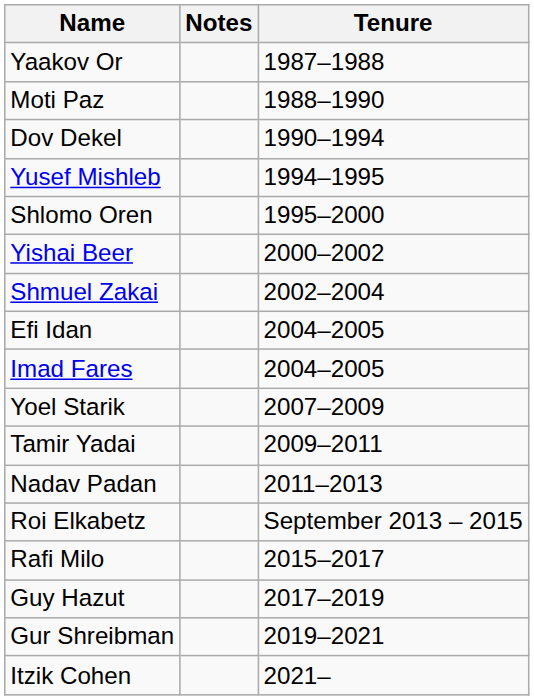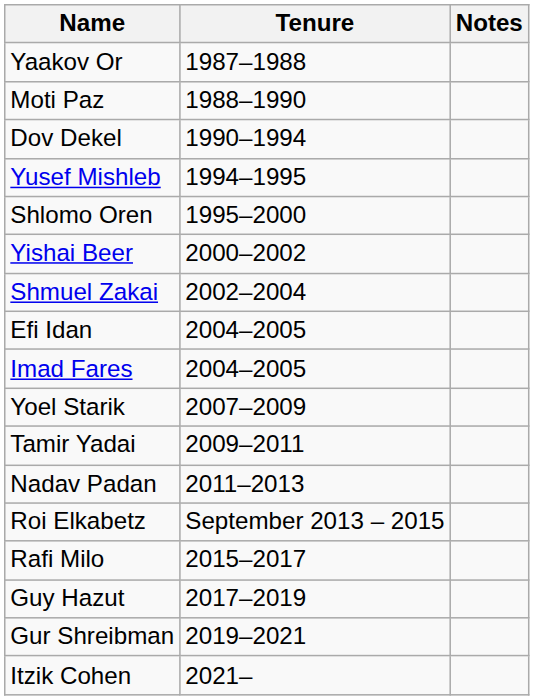columns swapped: (393, 23) <-> (219, 23)
